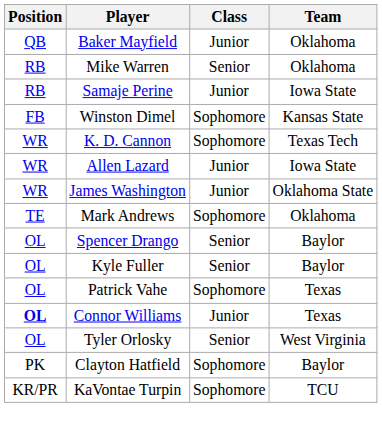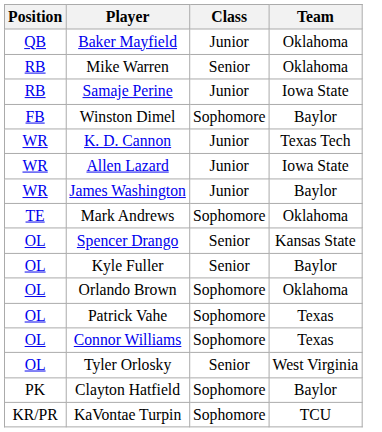(323, 116) Kansas State -> (315, 116) Baylor
(229, 141) Sophomore -> (229, 141) Junior
(323, 191) Oklahoma State -> (315, 191) Baylor
(323, 240) Baylor -> (315, 240) Kansas State
+ row: (128, 290)
(35, 315) bold -> (35, 340) normal
(229, 315) Junior -> (229, 340) Sophomore
